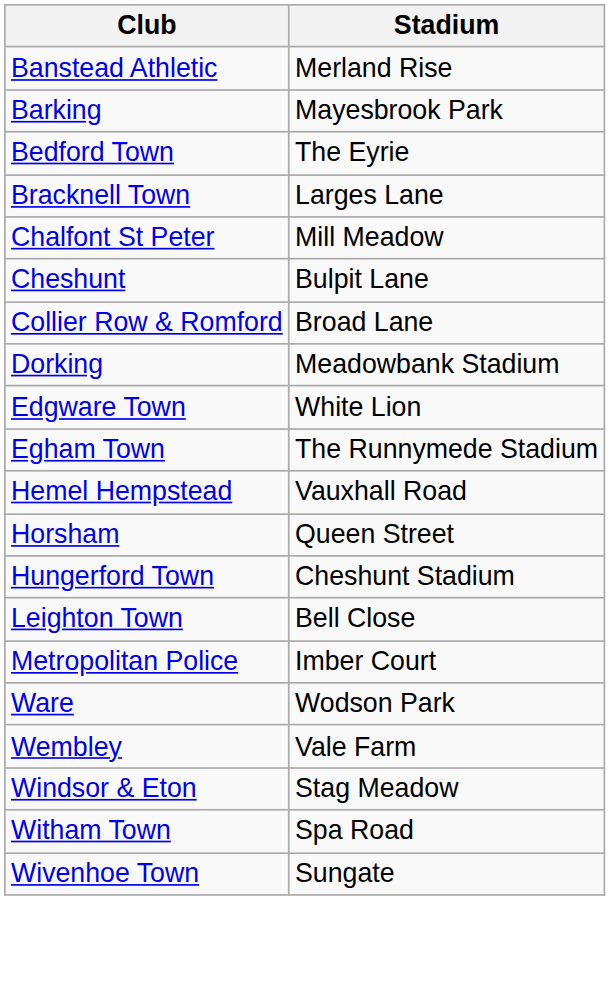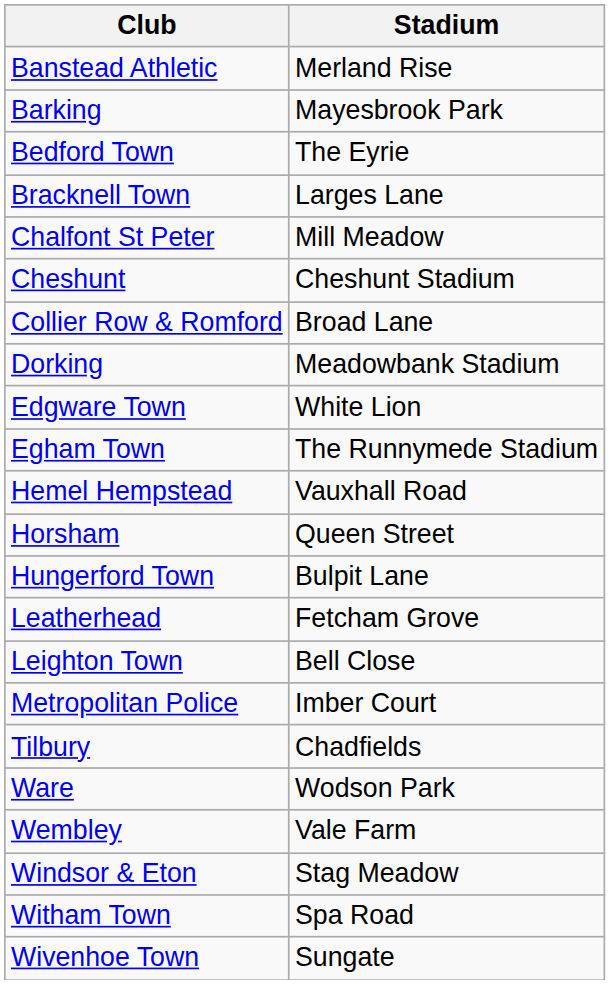(362, 279) Bulpit Lane -> (405, 279) Cheshunt Stadium
(405, 576) Cheshunt Stadium -> (362, 576) Bulpit Lane
+ row: (86, 618)
+ row: (51, 746)
